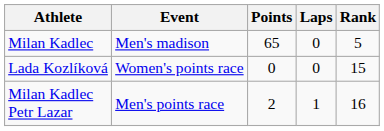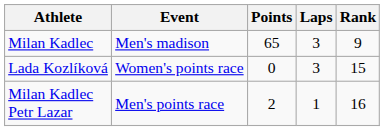(316, 43) 0 -> (316, 43) 3
(358, 43) 5 -> (358, 43) 9
(316, 69) 0 -> (316, 69) 3
